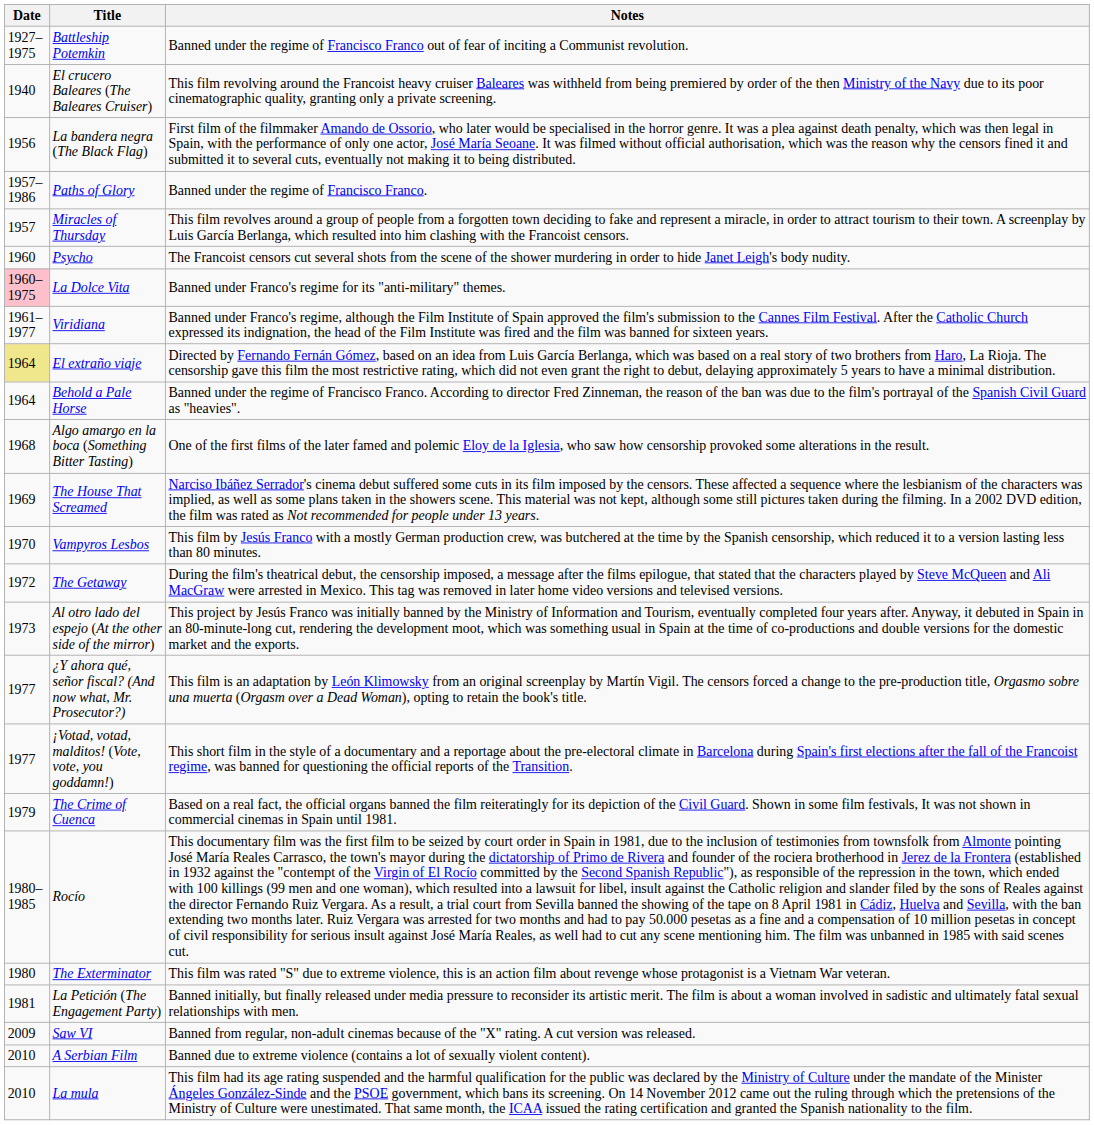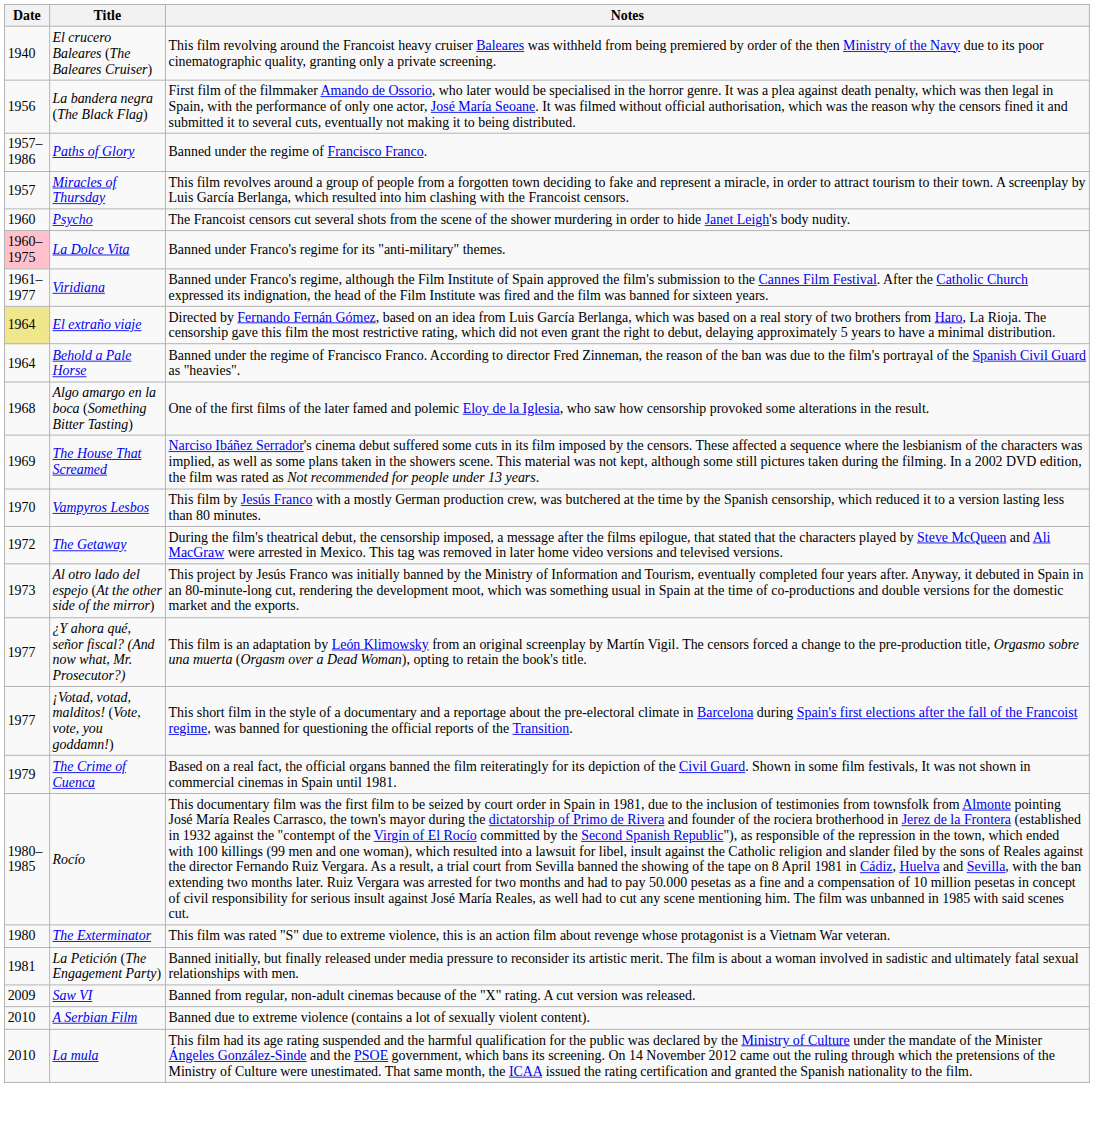- row: (81, 45)
